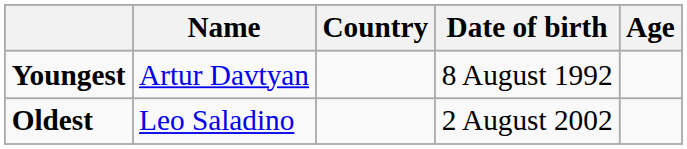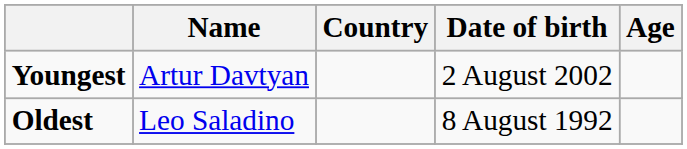(527, 74) 8 August 1992 -> (527, 74) 2 August 2002
(527, 120) 2 August 2002 -> (527, 120) 8 August 1992
